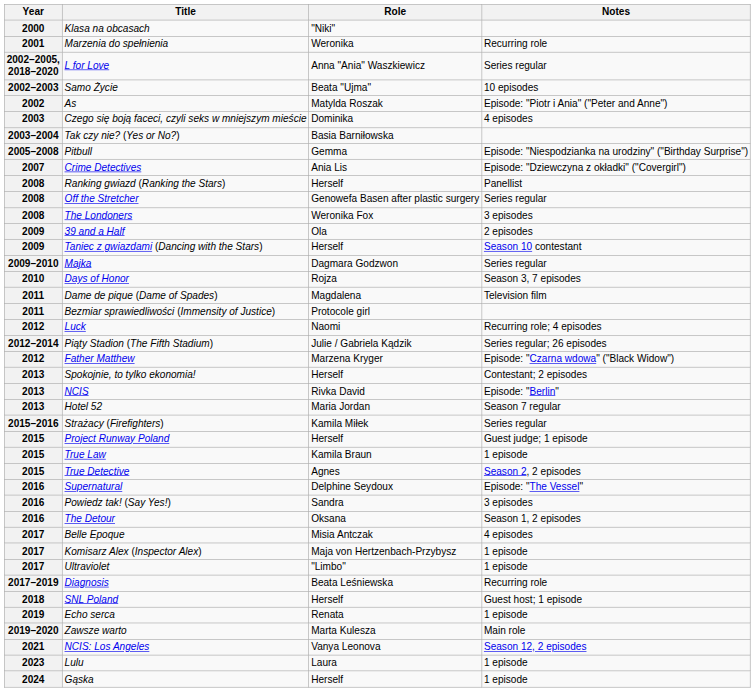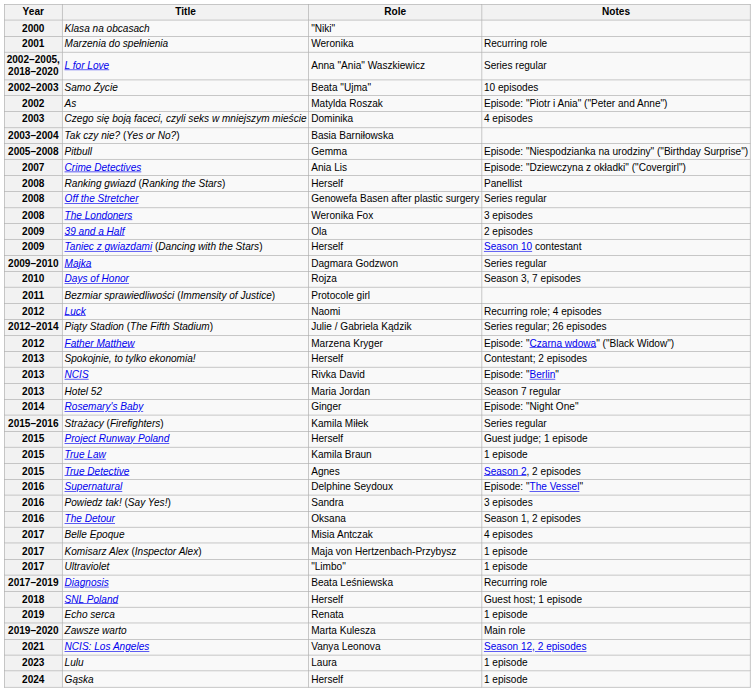- row: (141, 295)
+ row: (104, 407)
